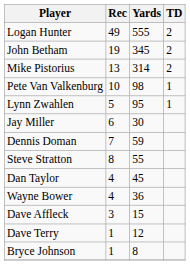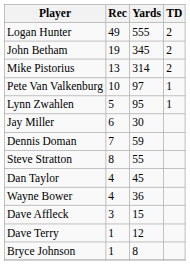(138, 86) 98 -> (138, 86) 97
